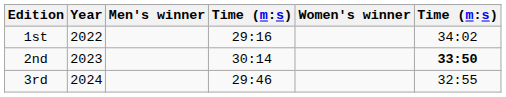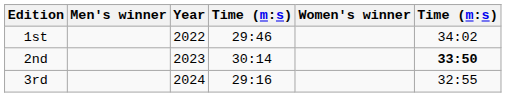columns swapped: (86, 15) <-> (157, 15)
(252, 37) 29:16 -> (252, 37) 29:46
(252, 81) 29:46 -> (252, 81) 29:16
